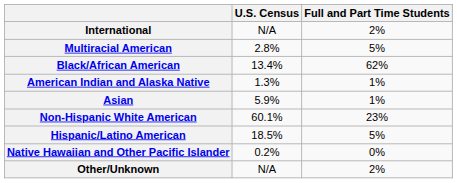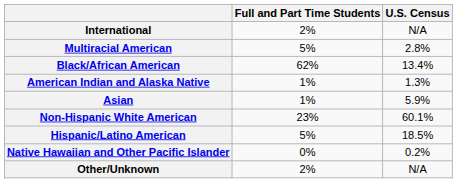columns swapped: (377, 13) <-> (267, 13)
